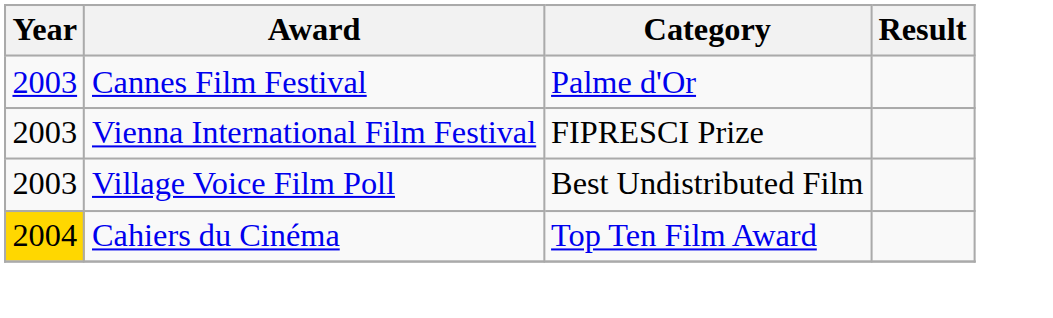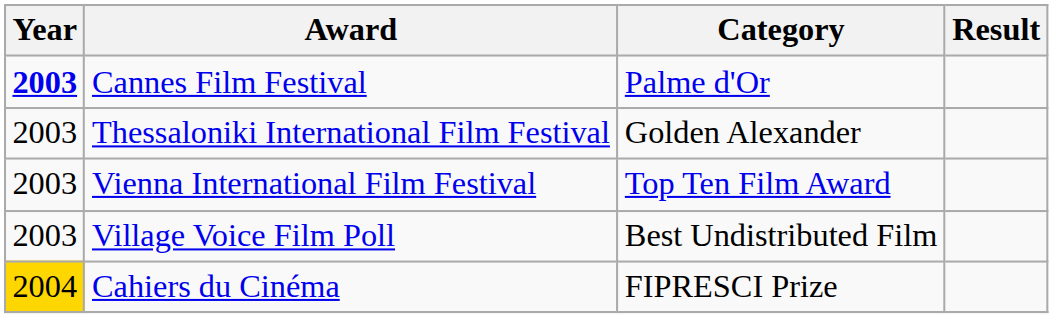(45, 81) normal -> (45, 81) bold
+ row: (351, 132)
(657, 132) FIPRESCI Prize -> (758, 183) Top Ten Film Award
(684, 235) Top Ten Film Award -> (731, 286) FIPRESCI Prize
